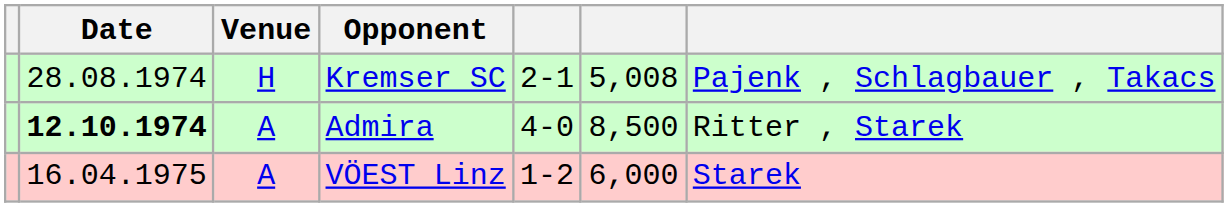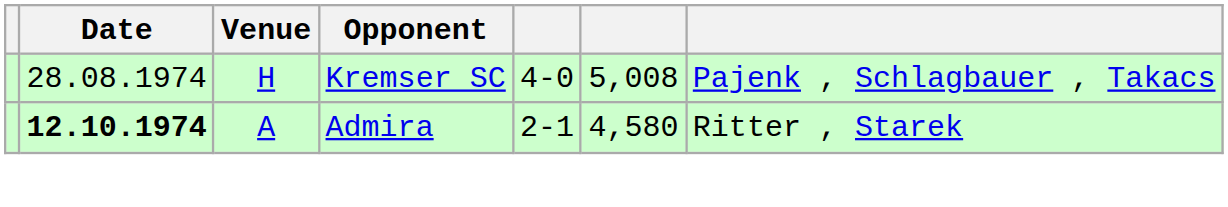(547, 79) 2-1 -> (547, 79) 4-0
(547, 128) 4-0 -> (547, 128) 2-1
(633, 128) 8,500 -> (633, 128) 4,580
- row: (416, 176)
